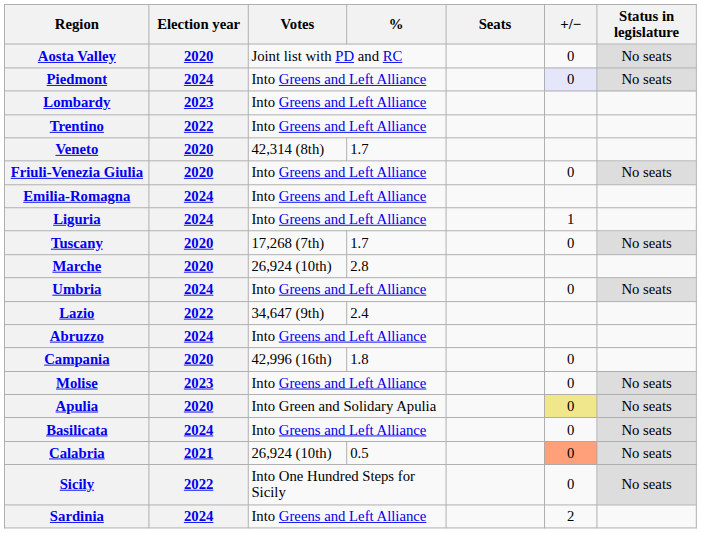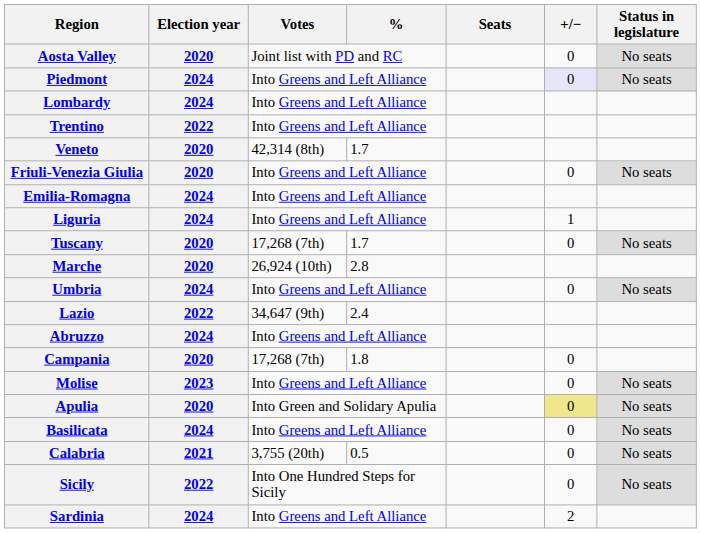(199, 102) 2023 -> (199, 102) 2024
(291, 359) 42,996 (16th) -> (288, 359) 17,268 (7th)
(291, 452) 26,924 (10th) -> (288, 452) 3,755 (20th)
(571, 452) lightsalmon background -> (571, 452) no background
